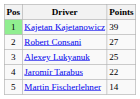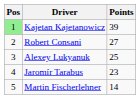(114, 72) 22 -> (114, 72) 23
